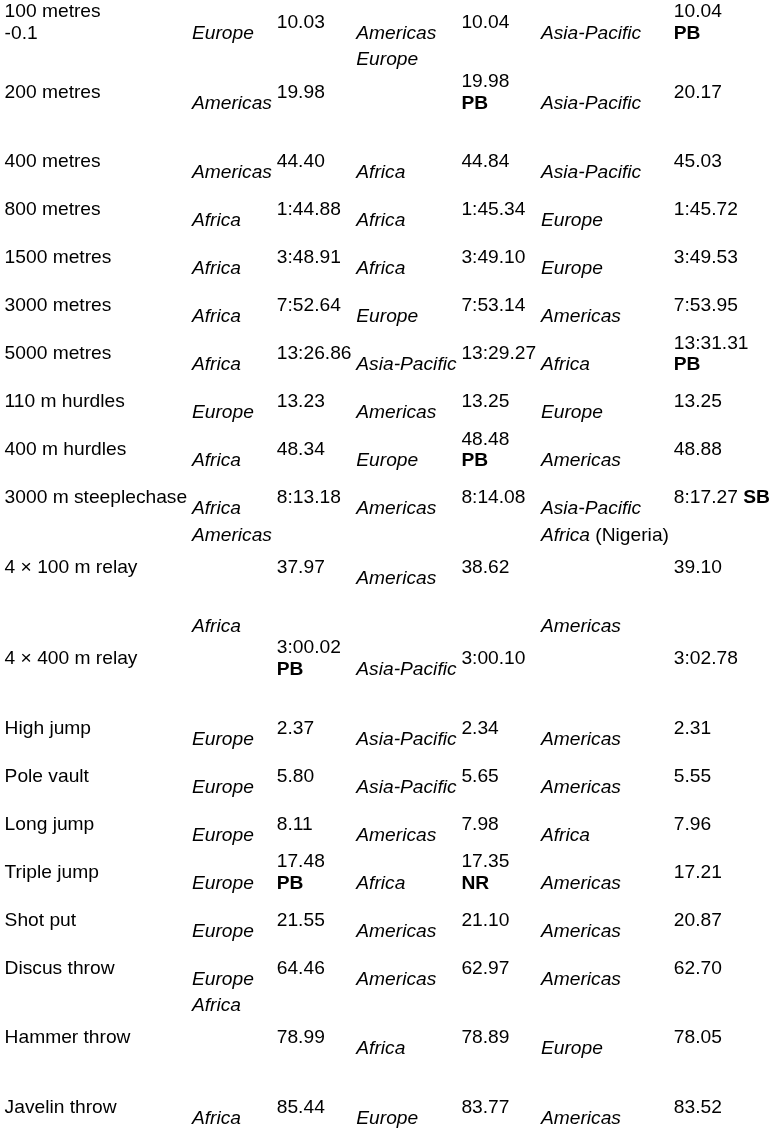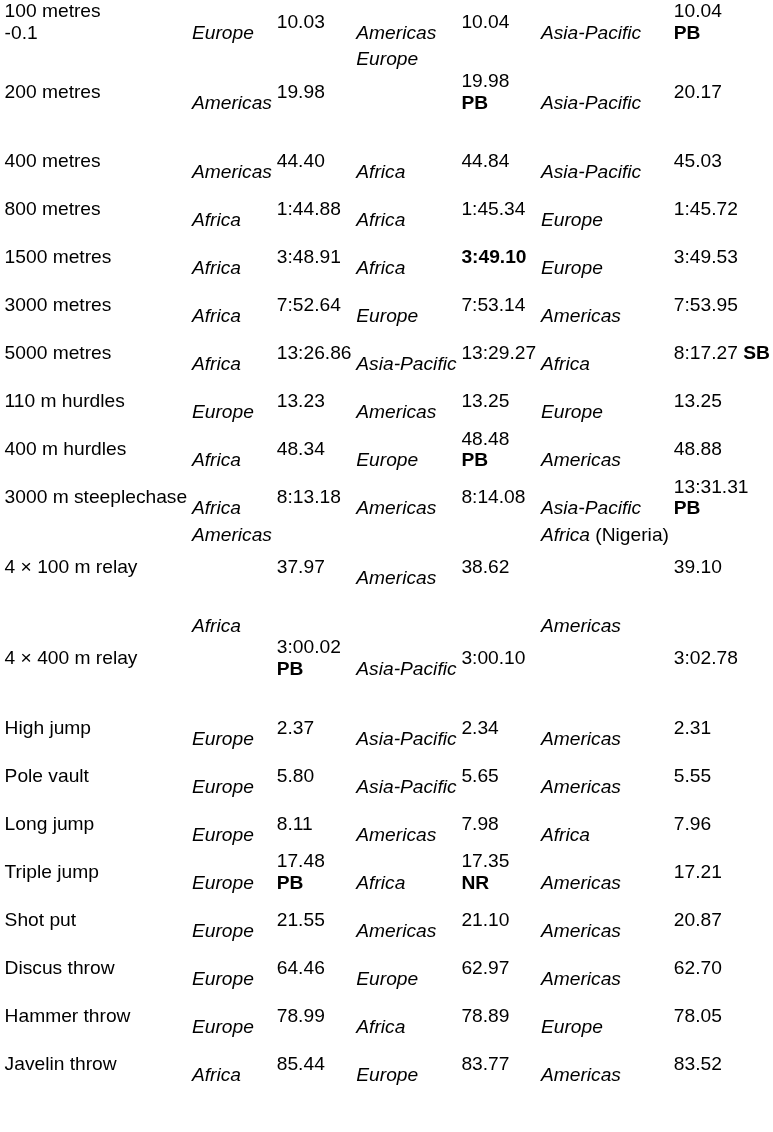(493, 257) normal -> (494, 257) bold
(711, 353) 13:31.31 PB -> (722, 353) 8:17.27 SB
(722, 497) 8:17.27 SB -> (711, 497) 13:31.31 PB
(396, 978) Americas -> (387, 978) Europe
(216, 1004) Africa -> (223, 1026) Europe
